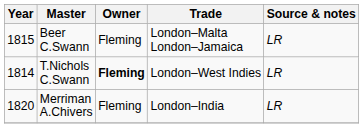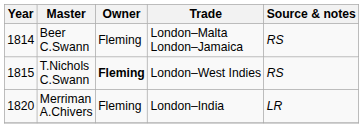(21, 40) 1815 -> (21, 40) 1814
(274, 40) LR -> (275, 40) RS
(21, 73) 1814 -> (21, 73) 1815
(274, 73) LR -> (275, 73) RS
